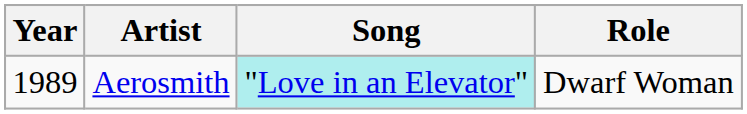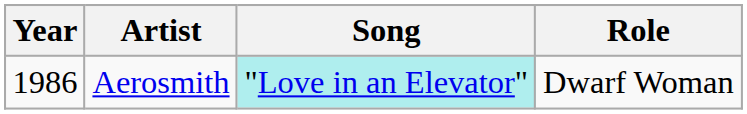(45, 81) 1989 -> (45, 81) 1986
